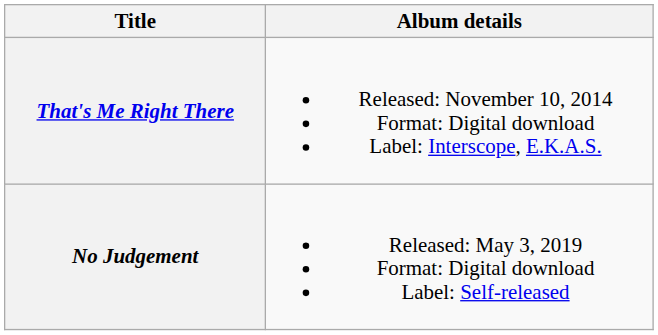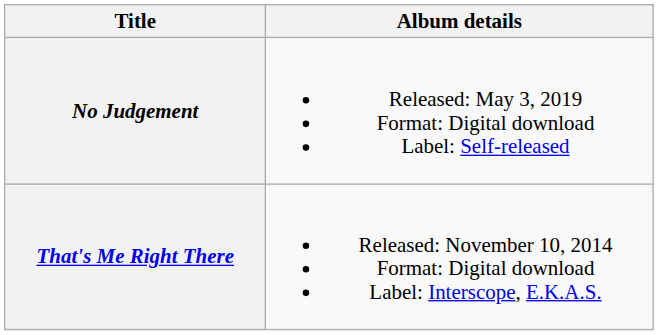rows swapped: (135, 110) <-> (135, 256)
